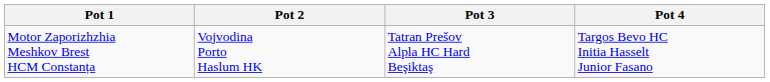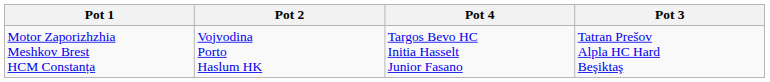columns swapped: (480, 15) <-> (670, 15)
